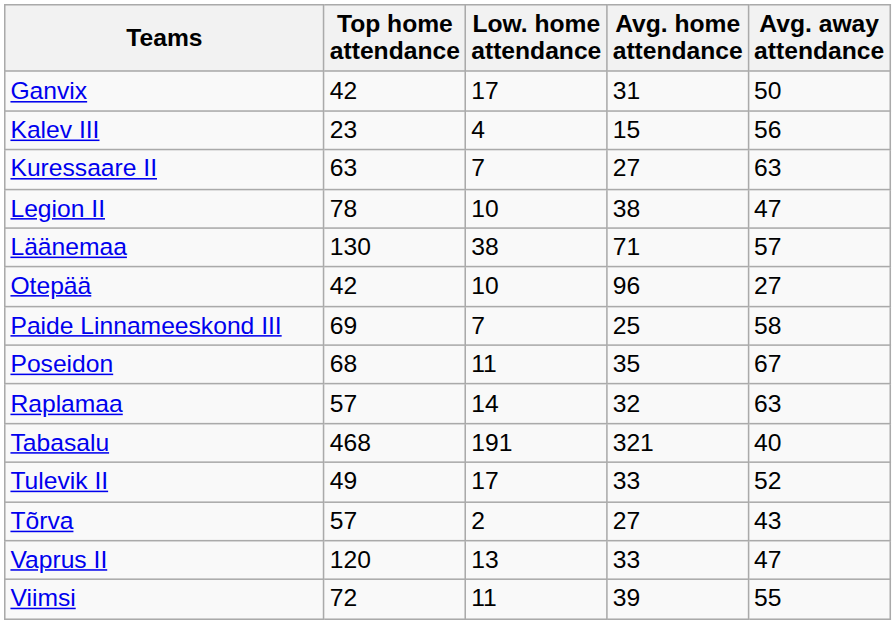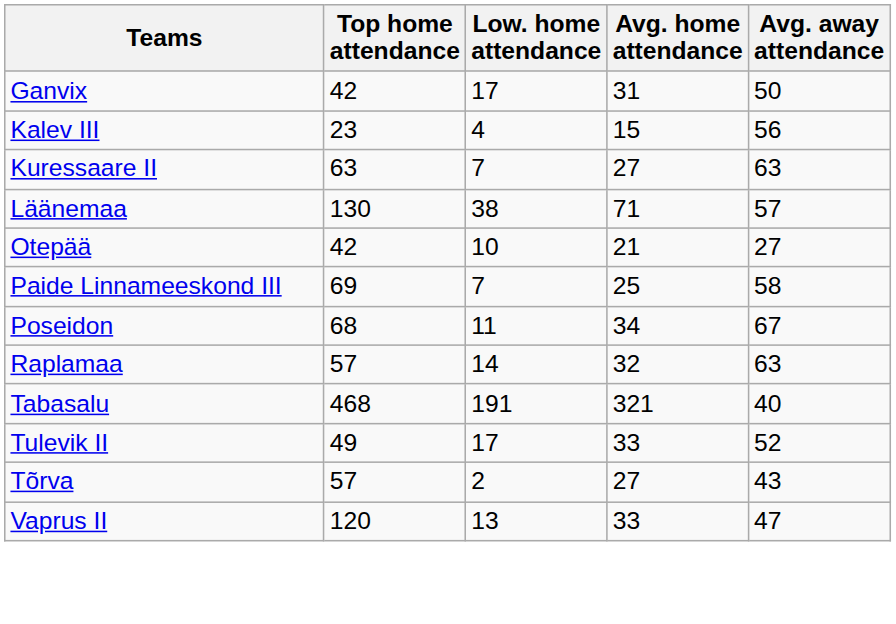- row: (58, 208)
(626, 286) 96 -> (626, 247) 21
(626, 364) 35 -> (626, 325) 34
- row: (43, 598)
